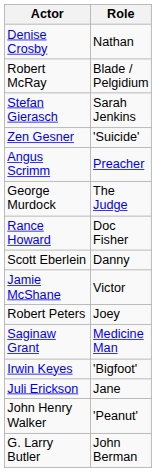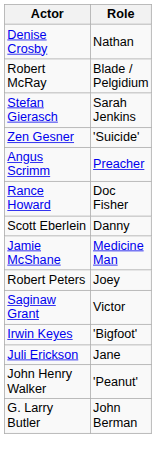- row: (32, 198)
(109, 287) Victor -> (118, 253) Medicine Man
(118, 341) Medicine Man -> (109, 307) Victor
